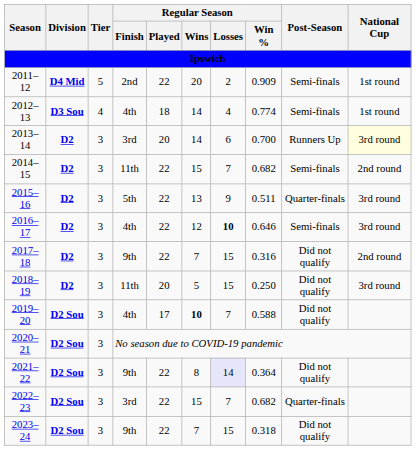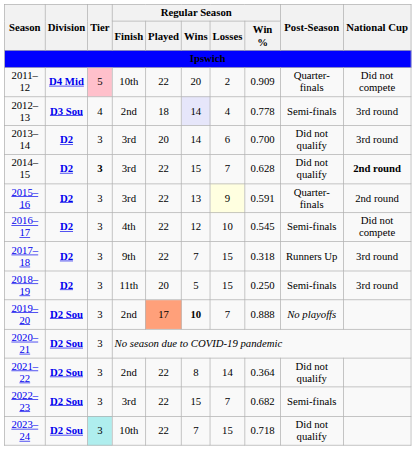(101, 82) no background -> (100, 82) pink background
(130, 82) 2nd -> (129, 82) 10th
(315, 82) Semi-finals -> (312, 82) Quarter-finals
(379, 82) 1st round -> (377, 82) Did not compete
(130, 111) 4th -> (129, 111) 2nd
(196, 111) no background -> (196, 111) lavender background
(264, 111) 0.774 -> (263, 111) 0.778
(379, 111) 1st round -> (377, 111) 3rd round
(315, 140) Runners Up -> (312, 140) Did not qualify
(379, 140) lightyellow background -> (377, 140) no background
(101, 169) normal -> (100, 169) bold
(130, 169) 11th -> (129, 169) 3rd
(264, 169) 0.682 -> (263, 169) 0.628
(315, 169) Semi-finals -> (312, 169) Did not qualify
(379, 169) normal -> (377, 169) bold
(130, 198) 5th -> (129, 198) 3rd
(228, 198) no background -> (227, 198) lightyellow background
(264, 198) 0.511 -> (263, 198) 0.591
(379, 198) 3rd round -> (377, 198) 2nd round
(228, 227) bold -> (227, 227) normal
(264, 227) 0.646 -> (263, 227) 0.545
(379, 227) 3rd round -> (377, 227) Did not compete
(264, 256) 0.316 -> (263, 256) 0.318
(315, 256) Did not qualify -> (312, 256) Runners Up
(379, 256) 2nd round -> (377, 256) 3rd round
(315, 285) Did not qualify -> (312, 285) Semi-finals
(130, 314) 4th -> (129, 314) 2nd
(164, 314) no background -> (164, 314) lightsalmon background
(264, 314) 0.588 -> (263, 314) 0.888
(315, 314) Did not qualify -> (312, 314) No playoffs
(130, 372) 9th -> (129, 372) 2nd
(228, 372) lavender background -> (227, 372) no background
(315, 401) Quarter-finals -> (312, 401) Semi-finals
(101, 430) no background -> (100, 430) paleturquoise background
(130, 430) 9th -> (129, 430) 10th
(264, 430) 0.318 -> (263, 430) 0.718
